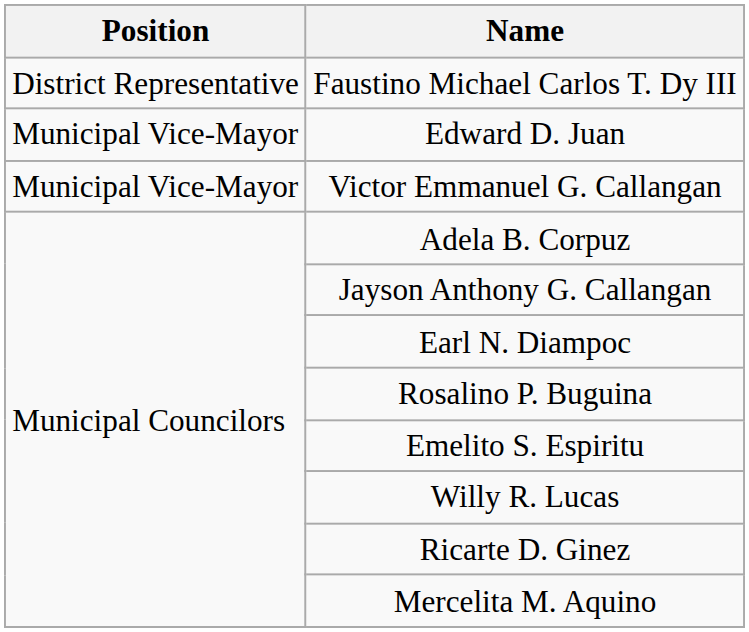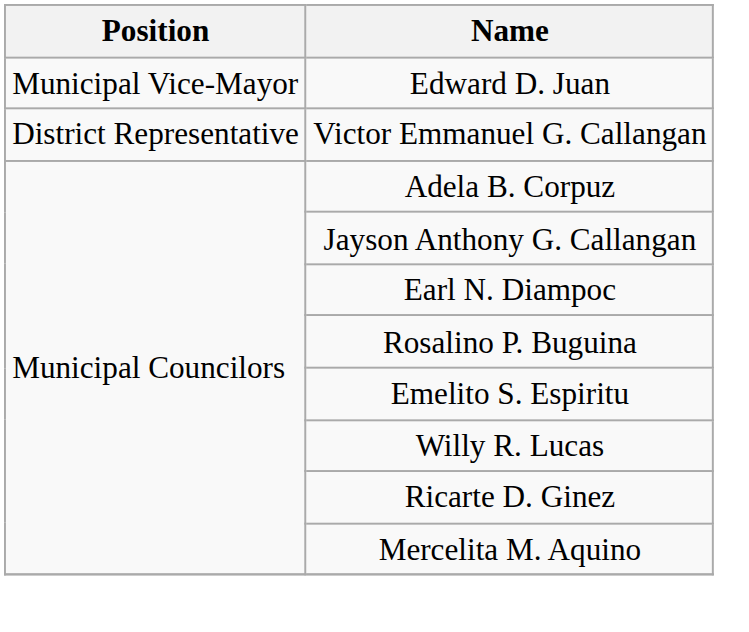- row: (525, 83)
(155, 186) Municipal Vice-Mayor -> (156, 134) District Representative
